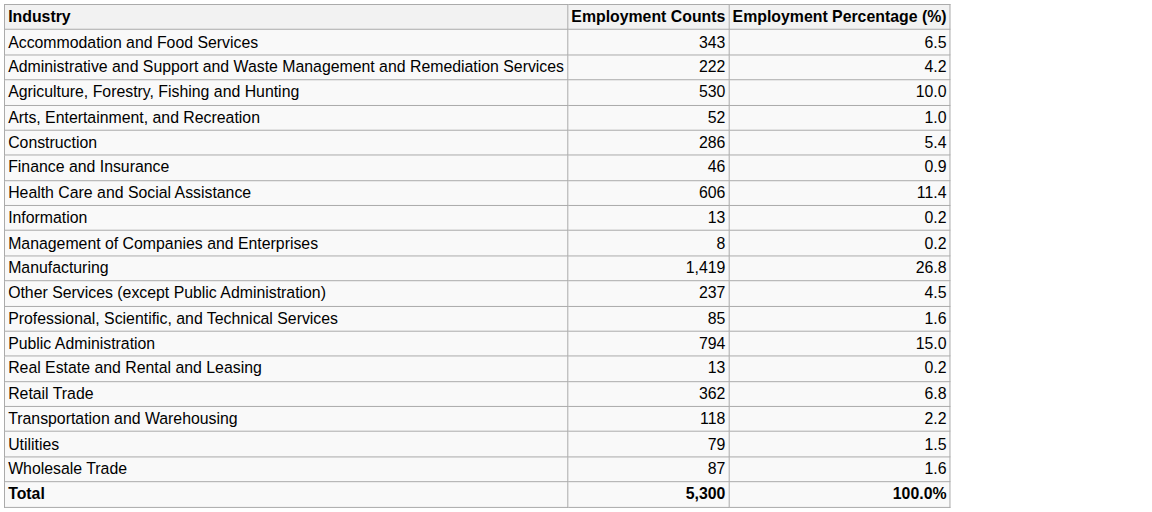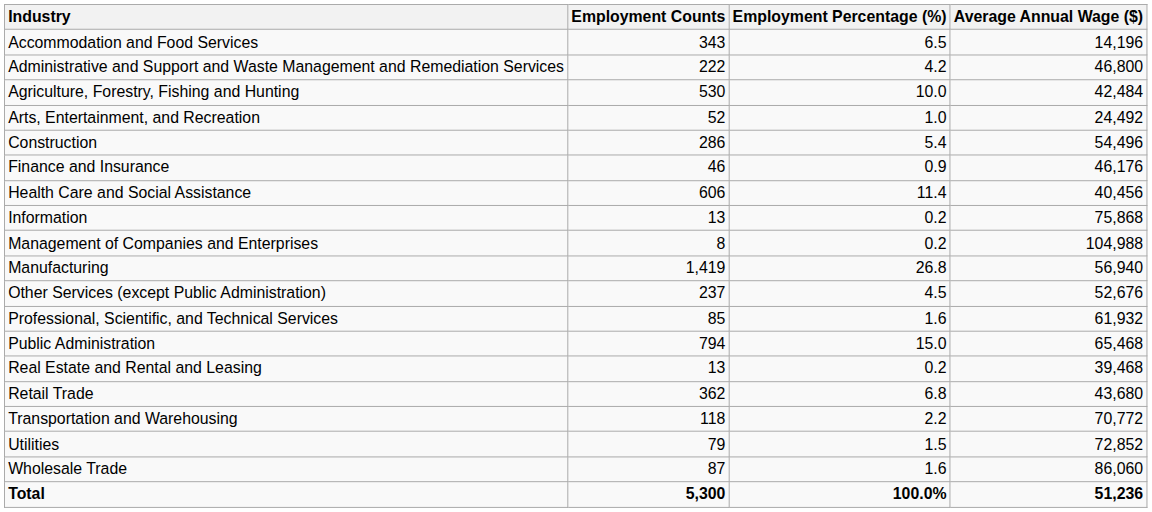+ column: (1048, 17)
